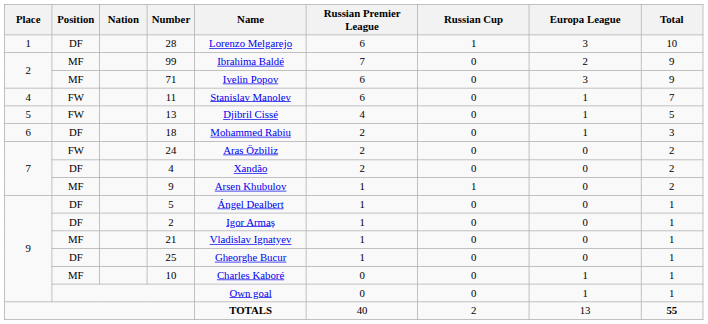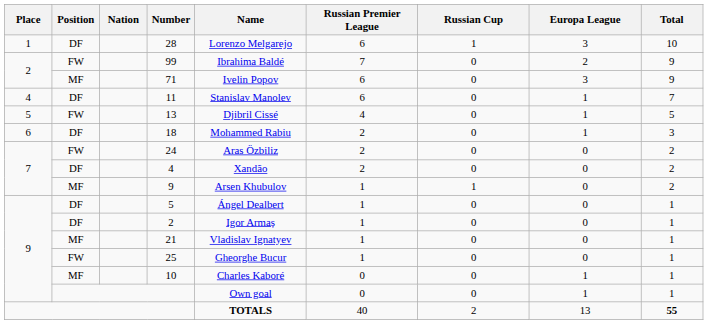(76, 61) MF -> (76, 61) FW
(76, 97) FW -> (76, 97) DF
(76, 257) DF -> (76, 257) FW
